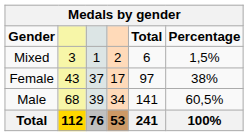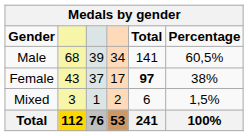rows swapped: (32, 99) <-> (32, 57)
(147, 78) normal -> (147, 78) bold
